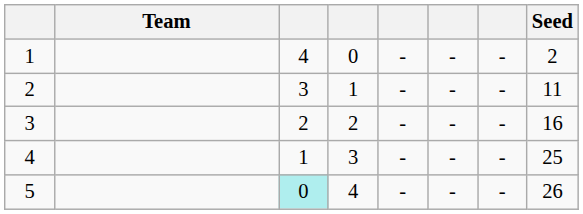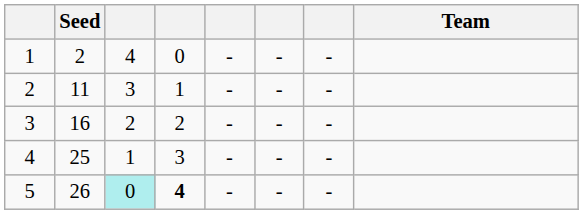columns swapped: (166, 21) <-> (552, 21)
(353, 191) normal -> (180, 191) bold
